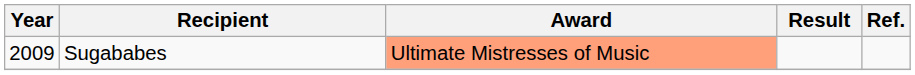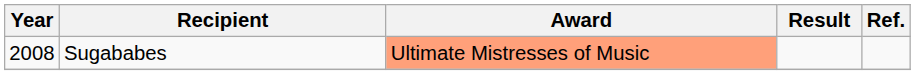(32, 52) 2009 -> (32, 52) 2008
